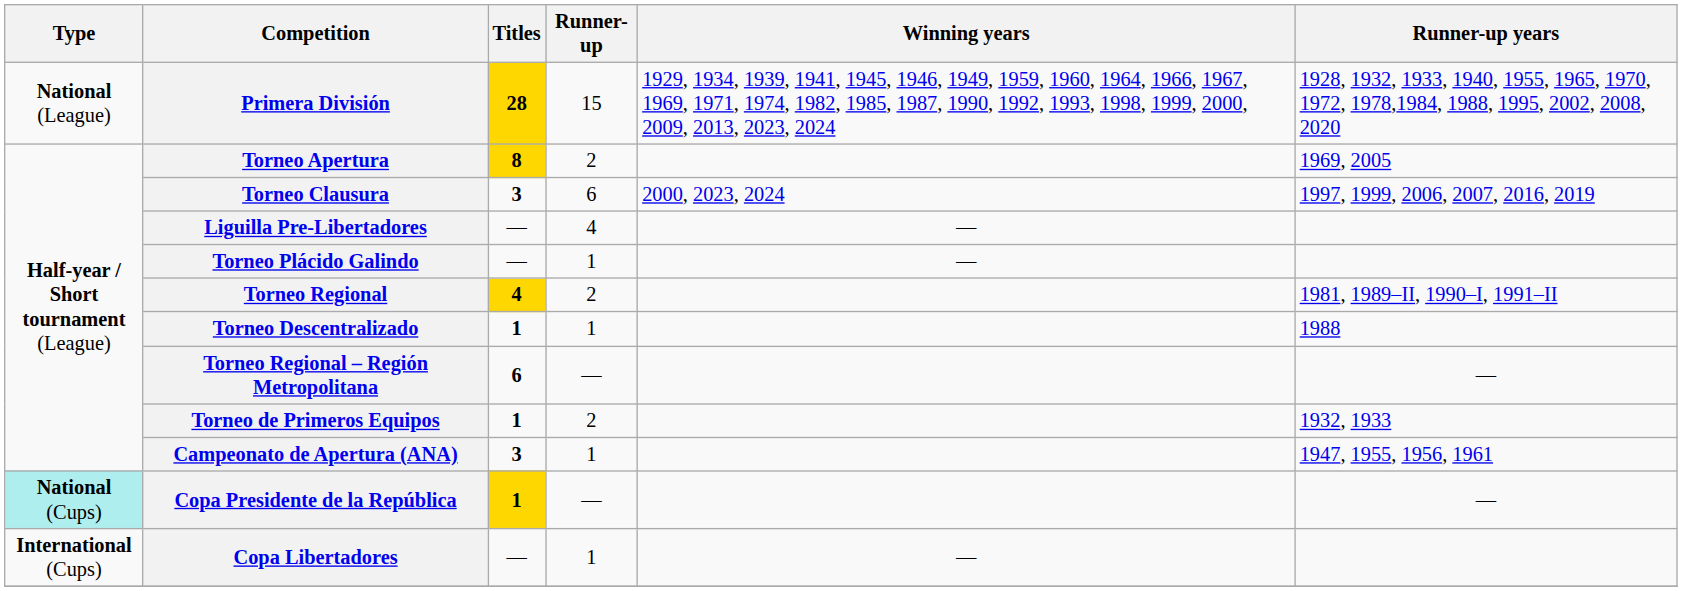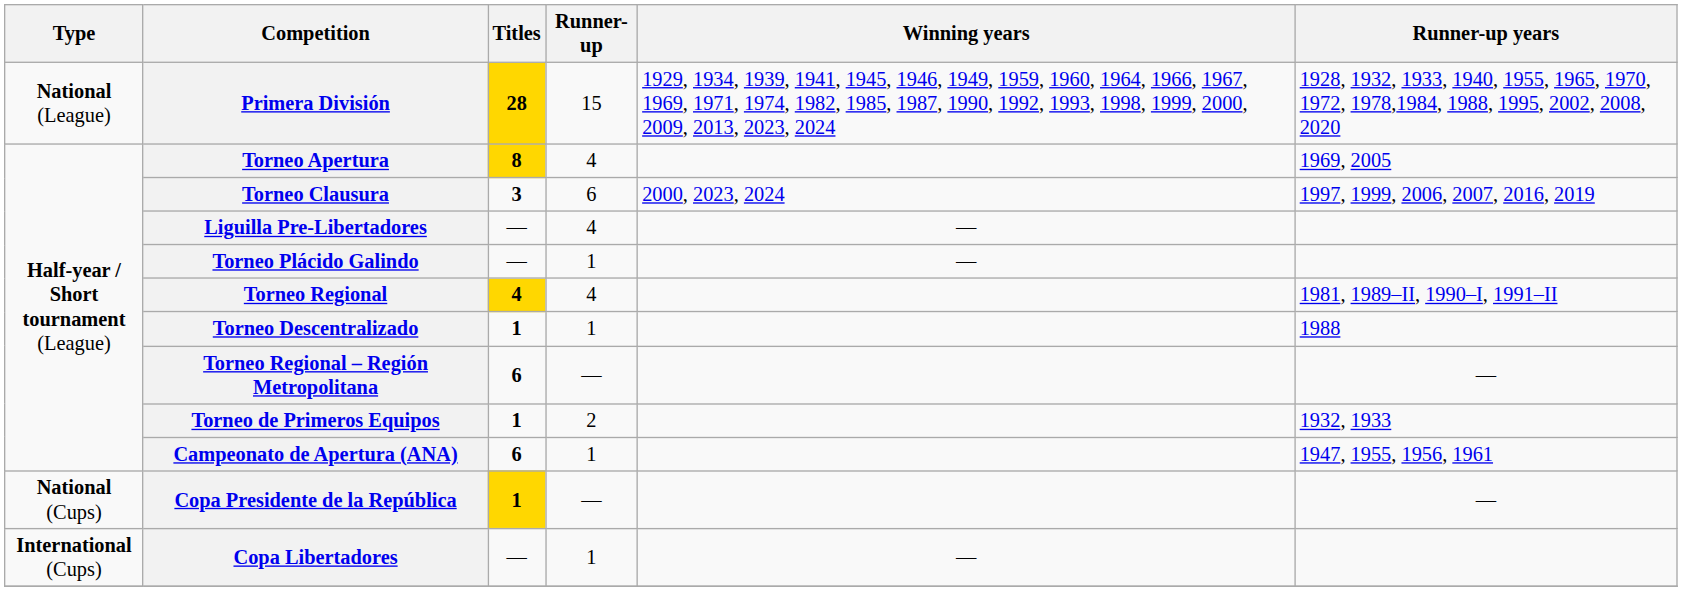(591, 161) 2 -> (591, 161) 4
(591, 295) 2 -> (591, 295) 4
(517, 453) 3 -> (517, 453) 6
(74, 499) paleturquoise background -> (74, 499) no background
